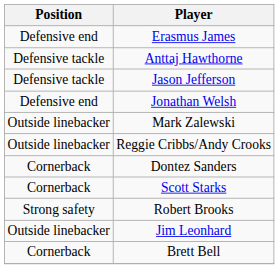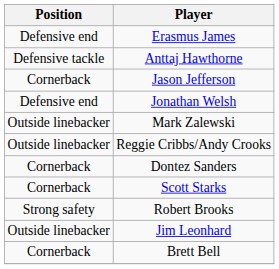(59, 79) Defensive tackle -> (59, 79) Cornerback
